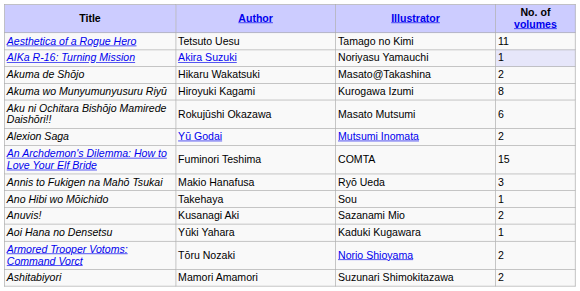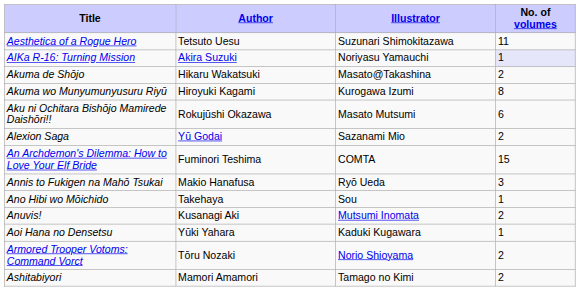(376, 41) Tamago no Kimi -> (396, 41) Suzunari Shimokitazawa
(378, 137) Mutsumi Inomata -> (371, 137) Sazanami Mio
(371, 215) Sazanami Mio -> (378, 215) Mutsumi Inomata
(396, 278) Suzunari Shimokitazawa -> (376, 278) Tamago no Kimi
